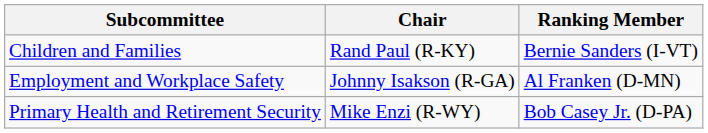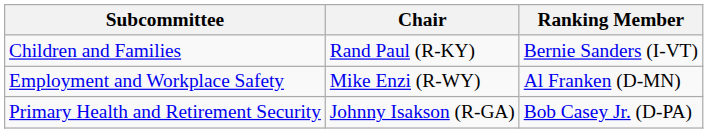(422, 81) Johnny Isakson (R-GA) -> (405, 81) Mike Enzi (R-WY)
(405, 111) Mike Enzi (R-WY) -> (422, 111) Johnny Isakson (R-GA)
